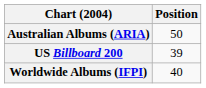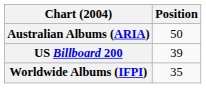(177, 72) 40 -> (177, 72) 35
